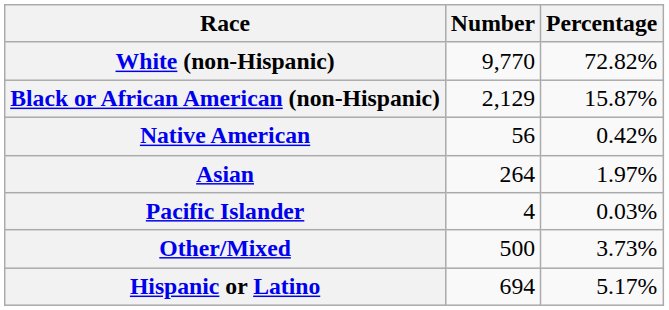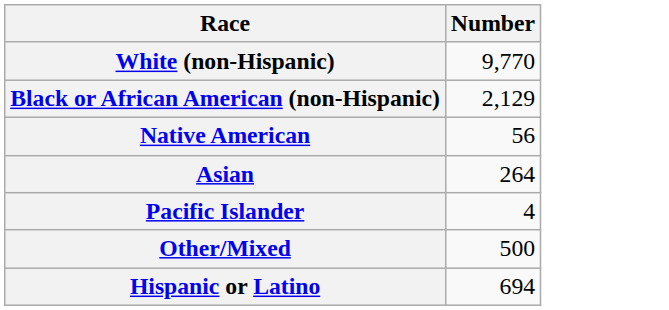- column: (602, 23)
